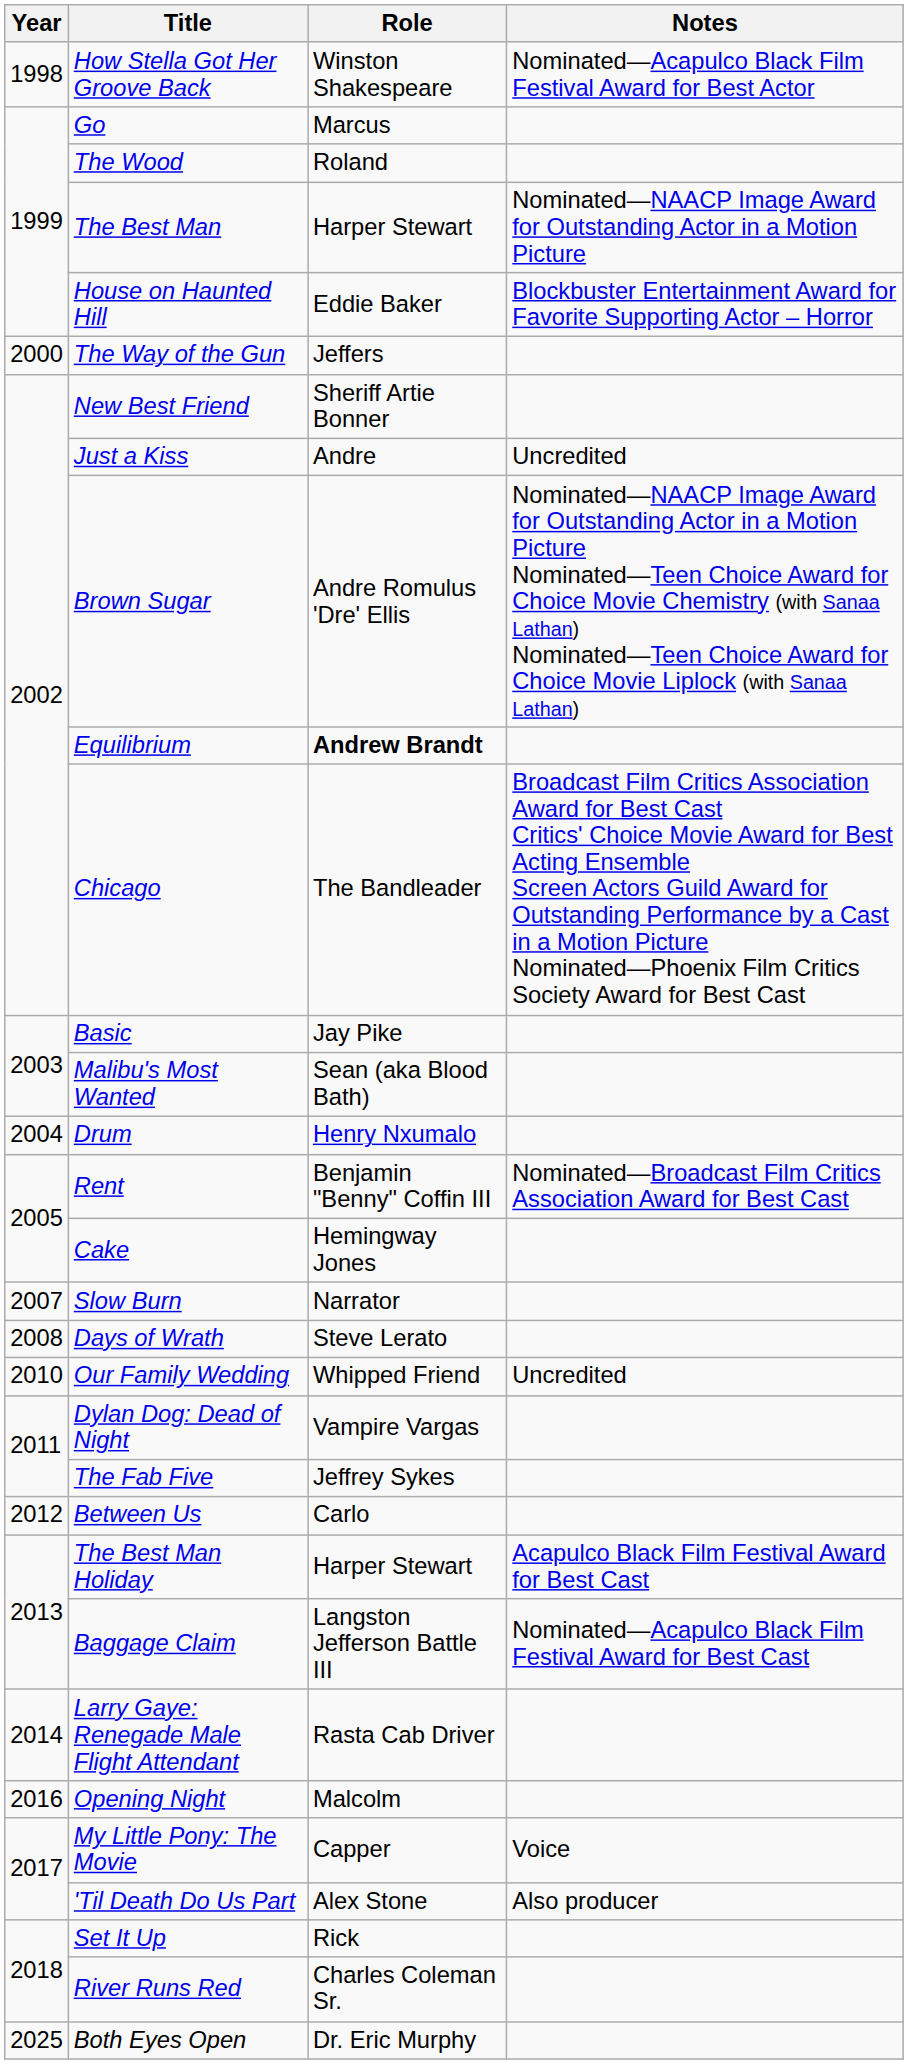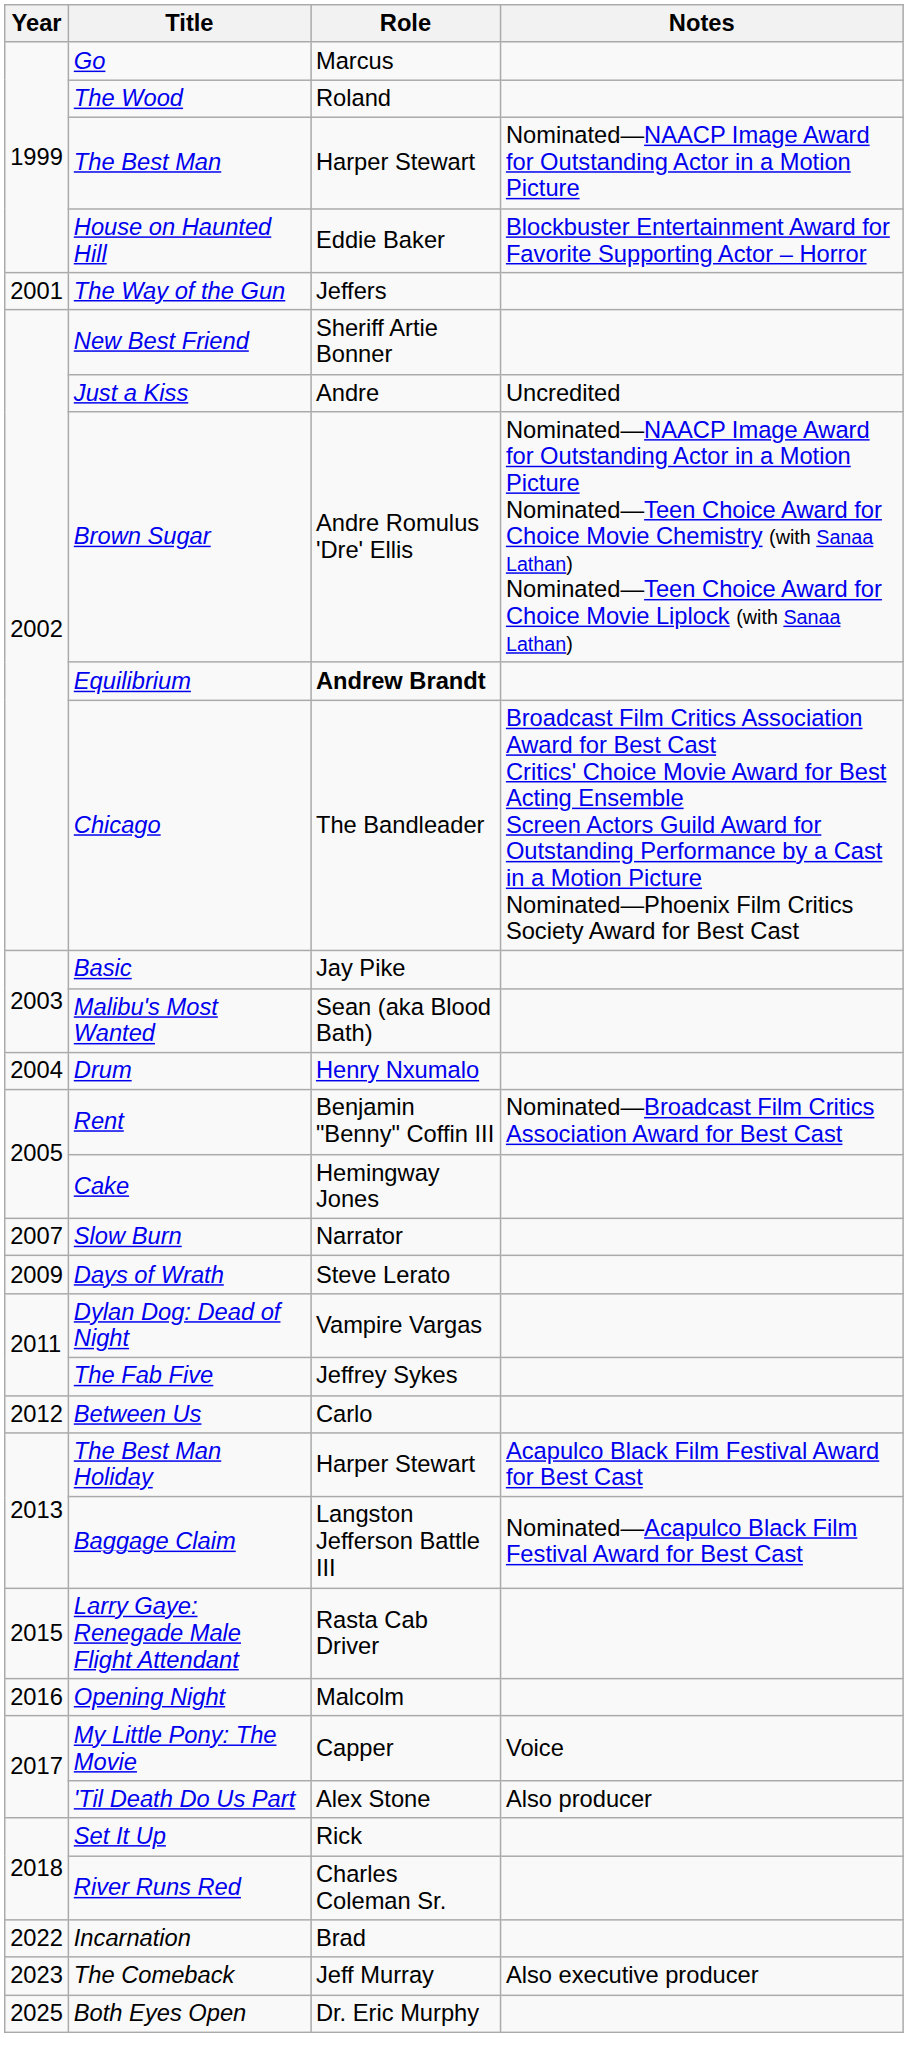- row: (175, 74)
(37, 355) 2000 -> (37, 290) 2001
(37, 1338) 2008 -> (37, 1274) 2009
- row: (181, 1376)
(37, 1734) 2014 -> (37, 1632) 2015
+ row: (132, 1938)
+ row: (154, 1975)
